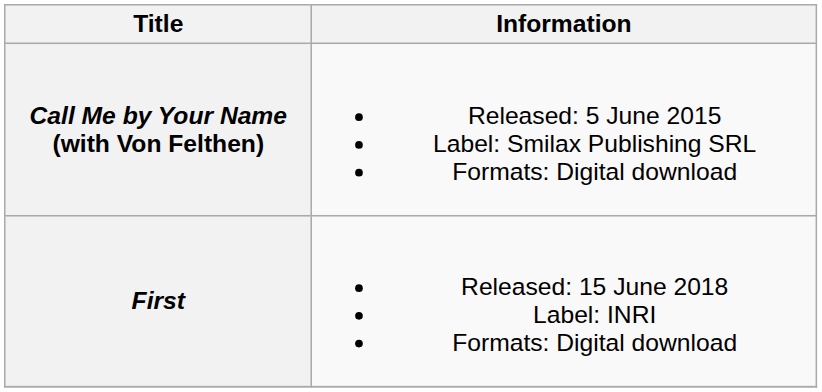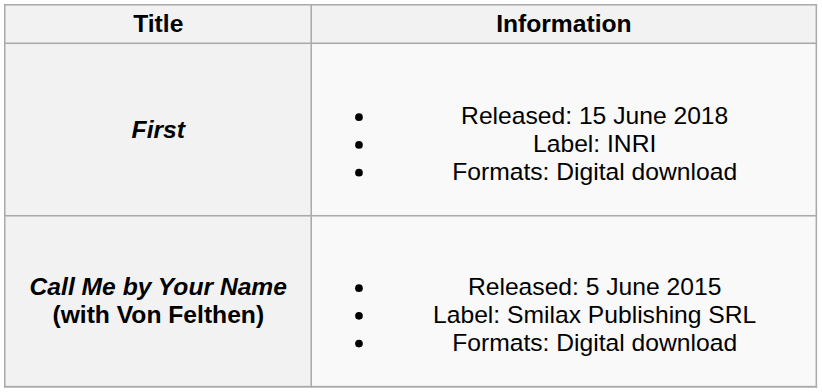rows swapped: (158, 129) <-> (158, 300)
